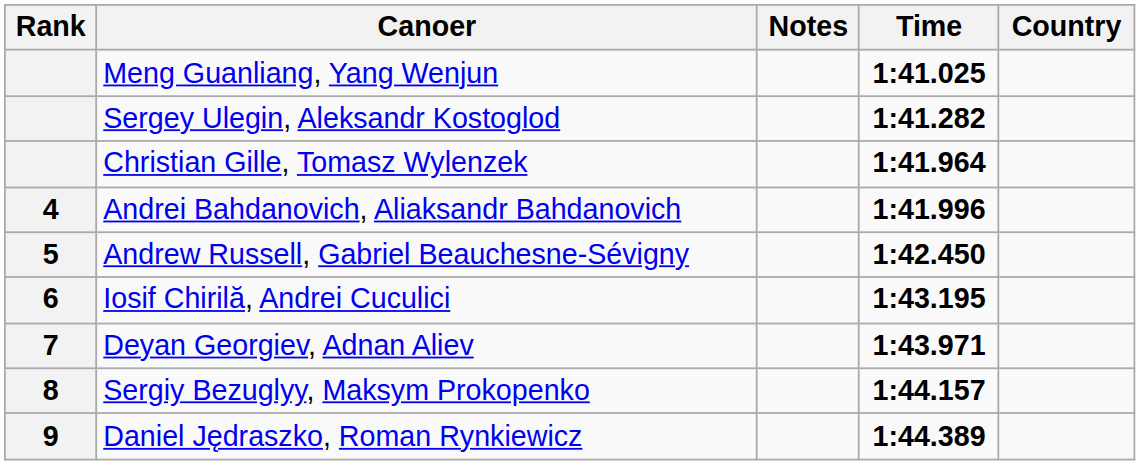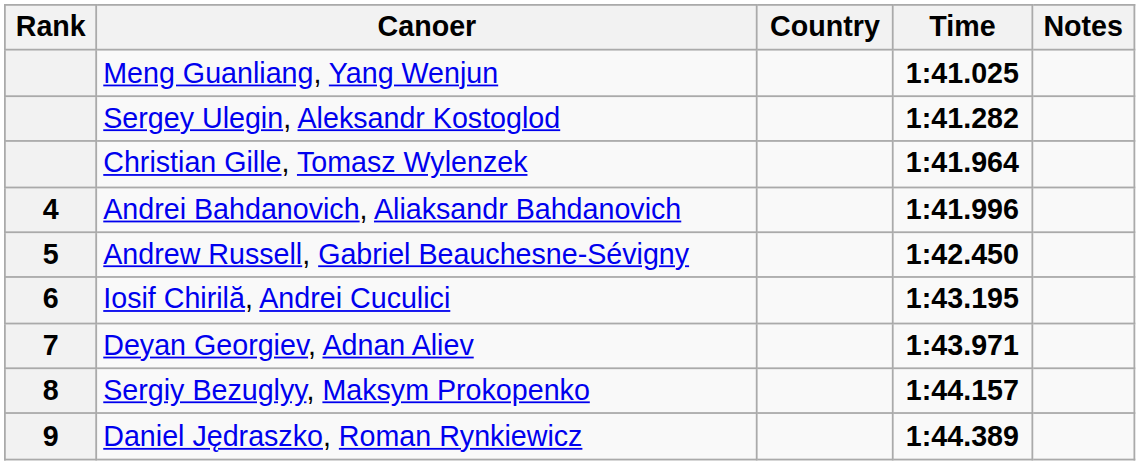columns swapped: (1067, 27) <-> (808, 27)
